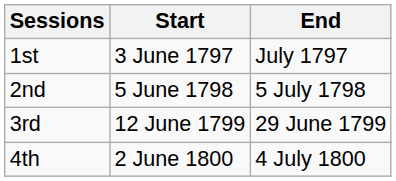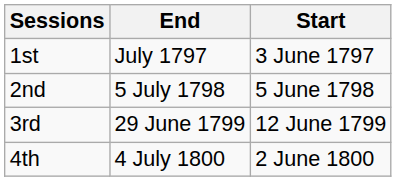columns swapped: (180, 21) <-> (321, 21)
